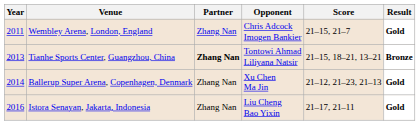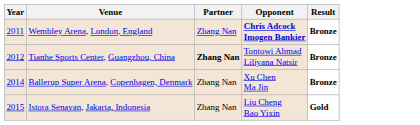- column: (344, 12)
(273, 32) normal -> (275, 32) bold
(395, 32) Gold -> (323, 32) Bronze
(15, 57) 2013 -> (15, 57) 2012
(395, 82) Gold -> (323, 82) Bronze
(15, 108) 2016 -> (15, 108) 2015
